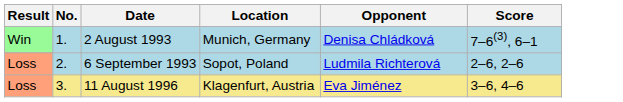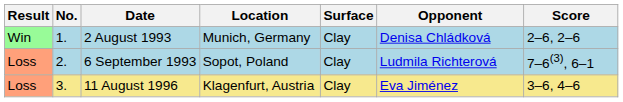+ column: (348, 15)
(504, 39) 7–6(3), 6–1 -> (554, 37) 2–6, 2–6
(497, 63) 2–6, 2–6 -> (560, 61) 7–6(3), 6–1
